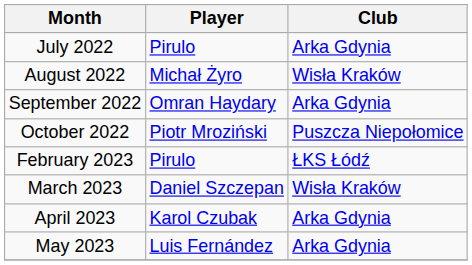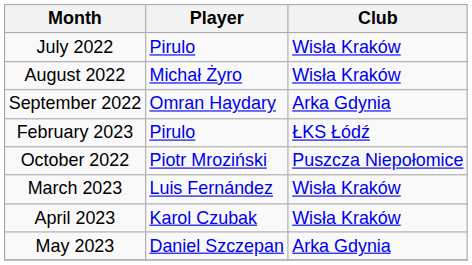(342, 47) Arka Gdynia -> (346, 47) Wisła Kraków
rows swapped: (75, 132) <-> (75, 160)
(217, 189) Daniel Szczepan -> (211, 189) Luis Fernández
(342, 217) Arka Gdynia -> (346, 217) Wisła Kraków
(211, 246) Luis Fernández -> (217, 246) Daniel Szczepan
